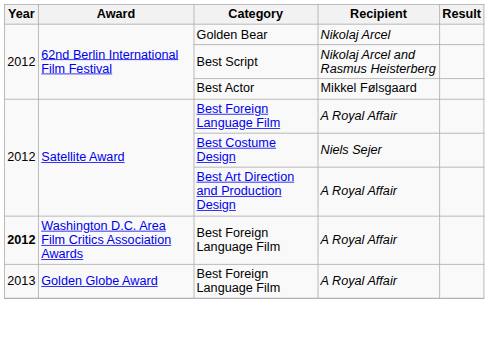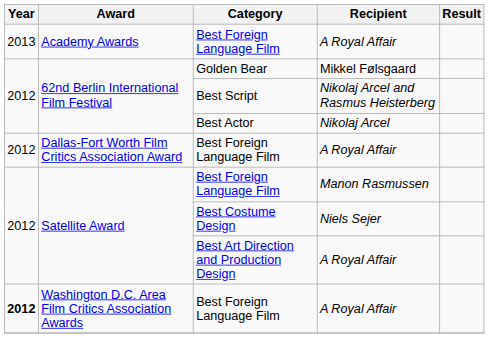+ row: (90, 41)
(355, 34) Nikolaj Arcel -> (368, 68) Mikkel Følsgaard
(369, 88) Mikkel Følsgaard -> (355, 123) Nikolaj Arcel
+ row: (112, 150)
(359, 116) A Royal Affair -> (374, 184) Manon Rasmussen
- row: (99, 281)
